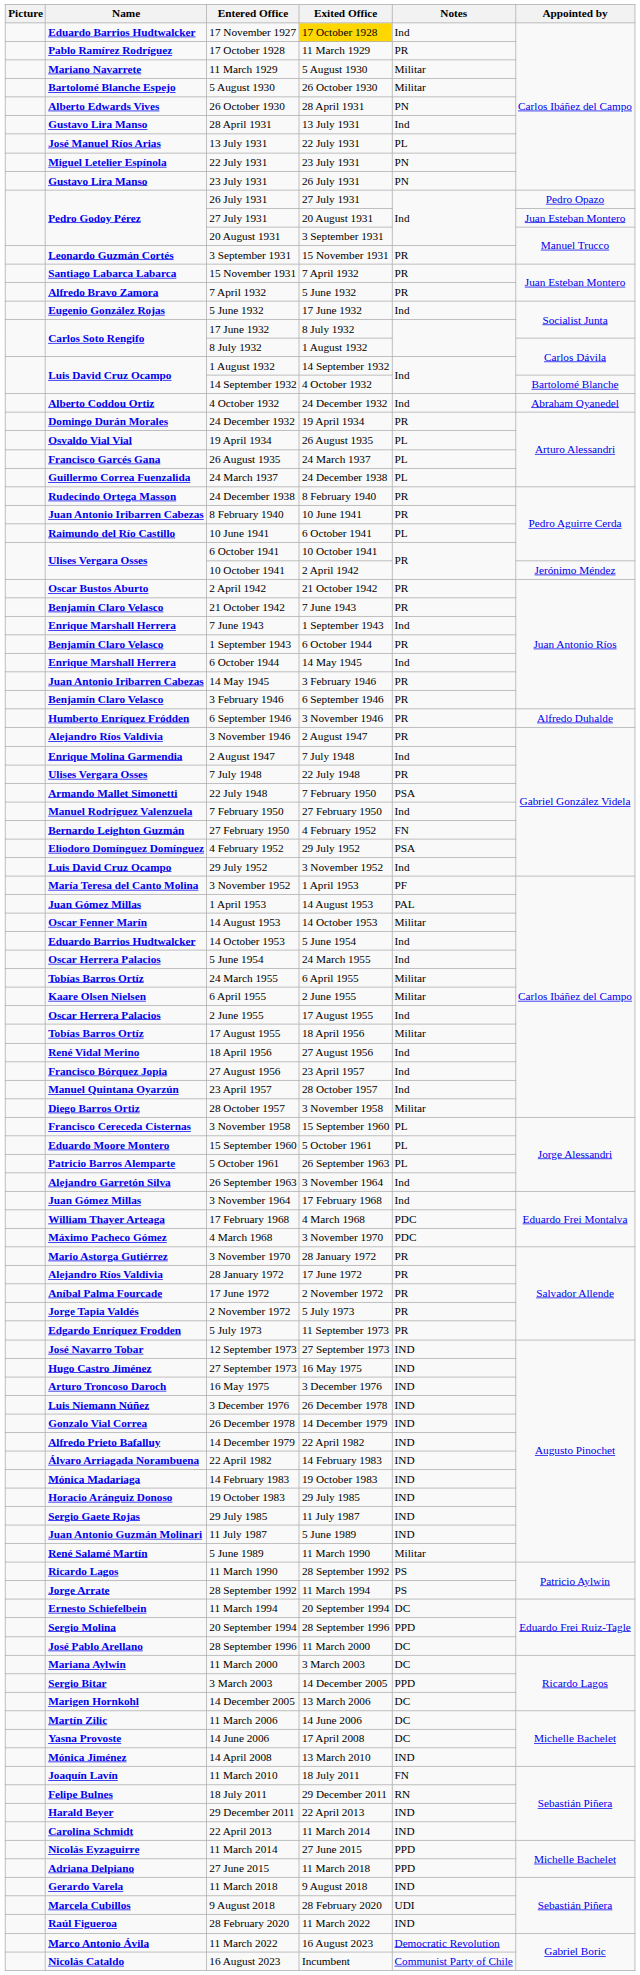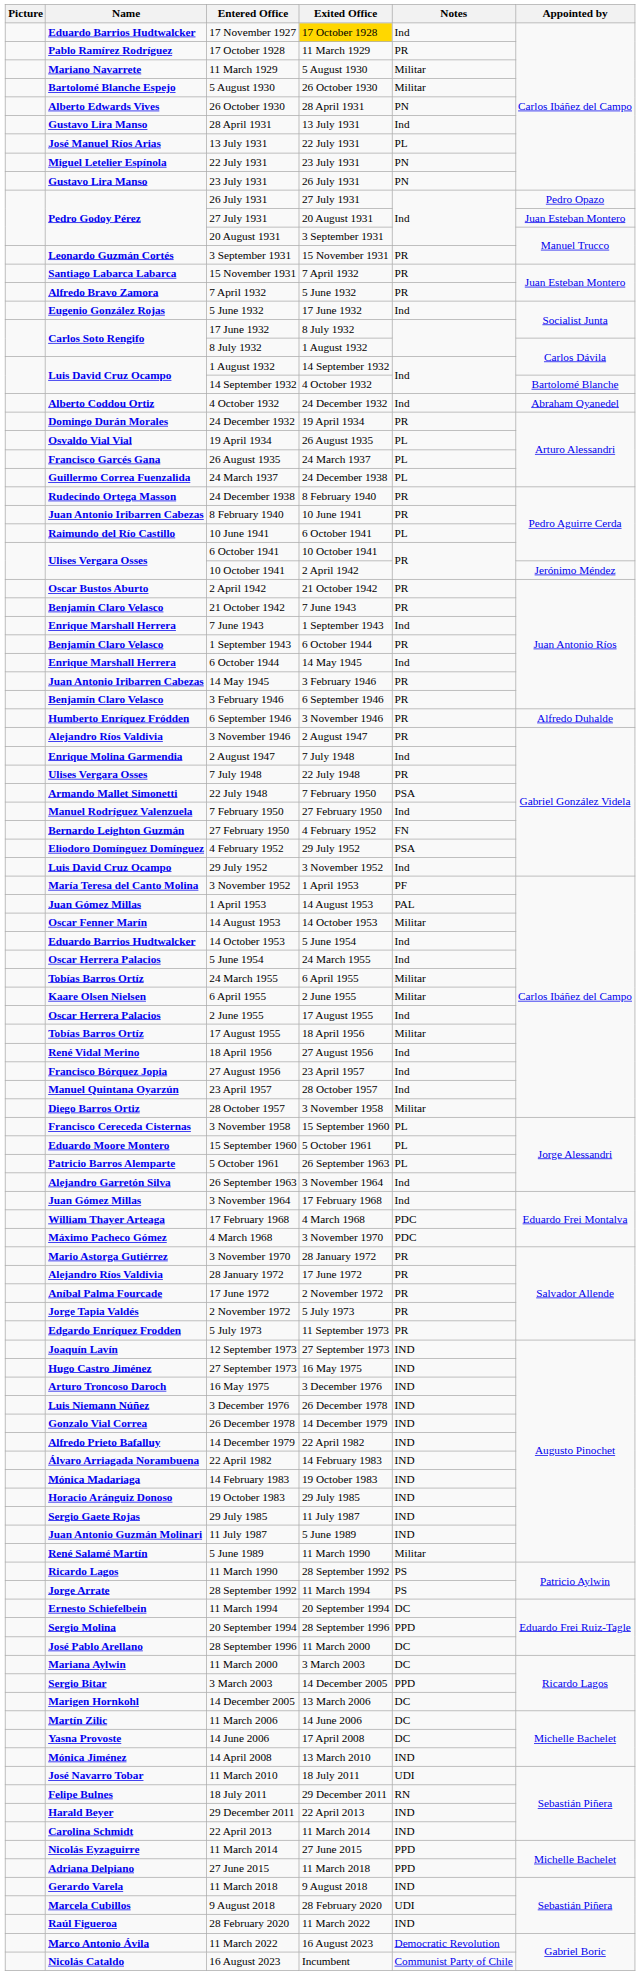(96, 1349) José Navarro Tobar -> (83, 1349) Joaquín Lavín
(83, 1775) Joaquín Lavín -> (96, 1775) José Navarro Tobar
(402, 1775) FN -> (405, 1775) UDI
